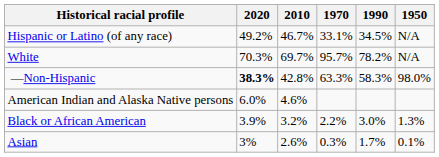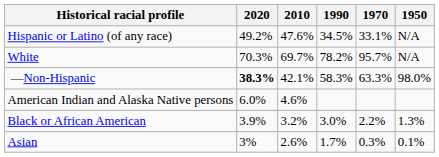columns swapped: (375, 15) <-> (336, 15)
(297, 36) 46.7% -> (297, 36) 47.6%
(297, 78) 42.8% -> (297, 78) 42.1%
